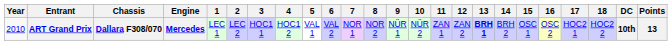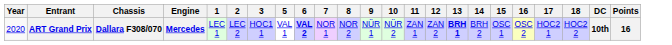- column: (289, 11)
(16, 28) 2010 -> (16, 28) 2020
(331, 28) normal -> (304, 28) bold
(652, 28) 13 -> (626, 28) 16
